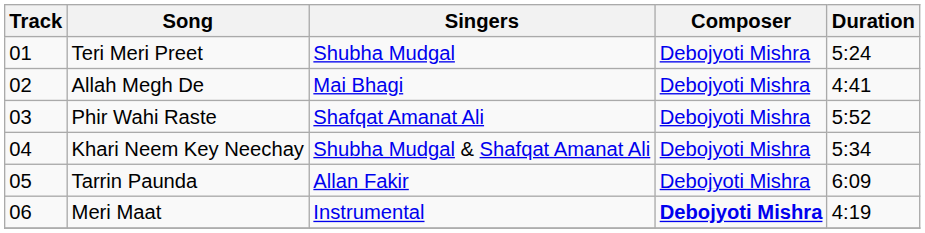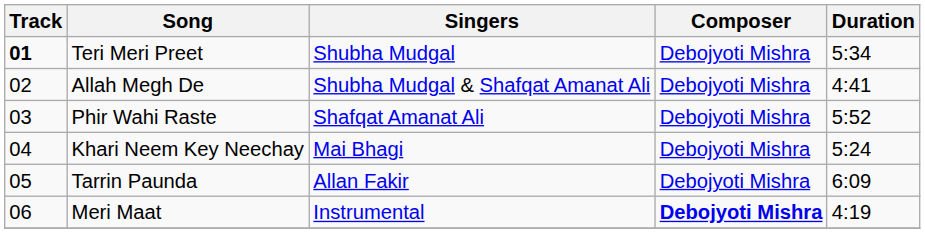(21, 53) normal -> (21, 53) bold
(852, 53) 5:24 -> (852, 53) 5:34
(358, 85) Mai Bhagi -> (482, 85) Shubha Mudgal & Shafqat Amanat Ali
(482, 149) Shubha Mudgal & Shafqat Amanat Ali -> (358, 149) Mai Bhagi
(852, 149) 5:34 -> (852, 149) 5:24
